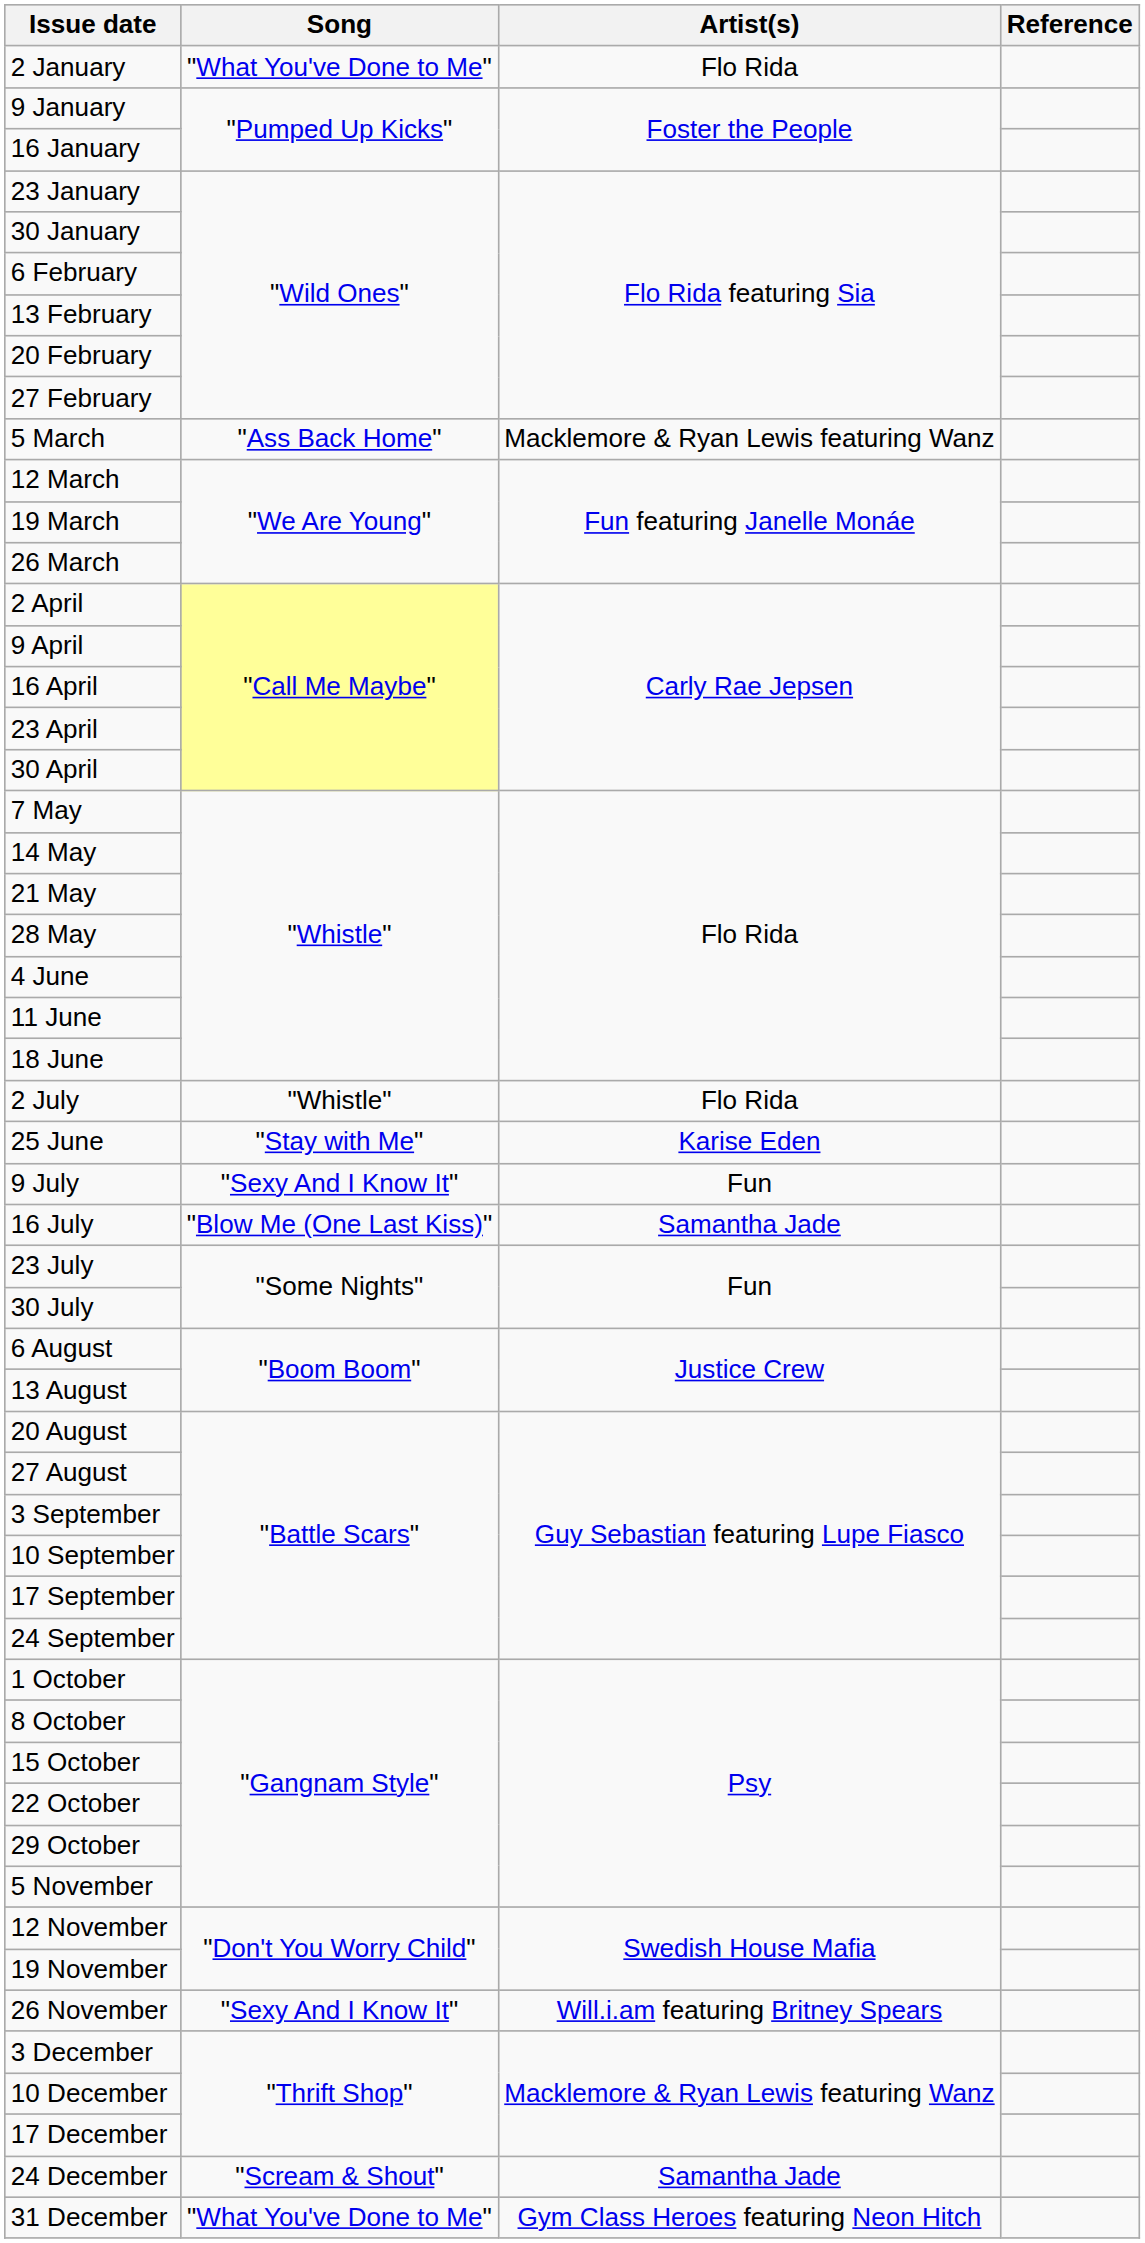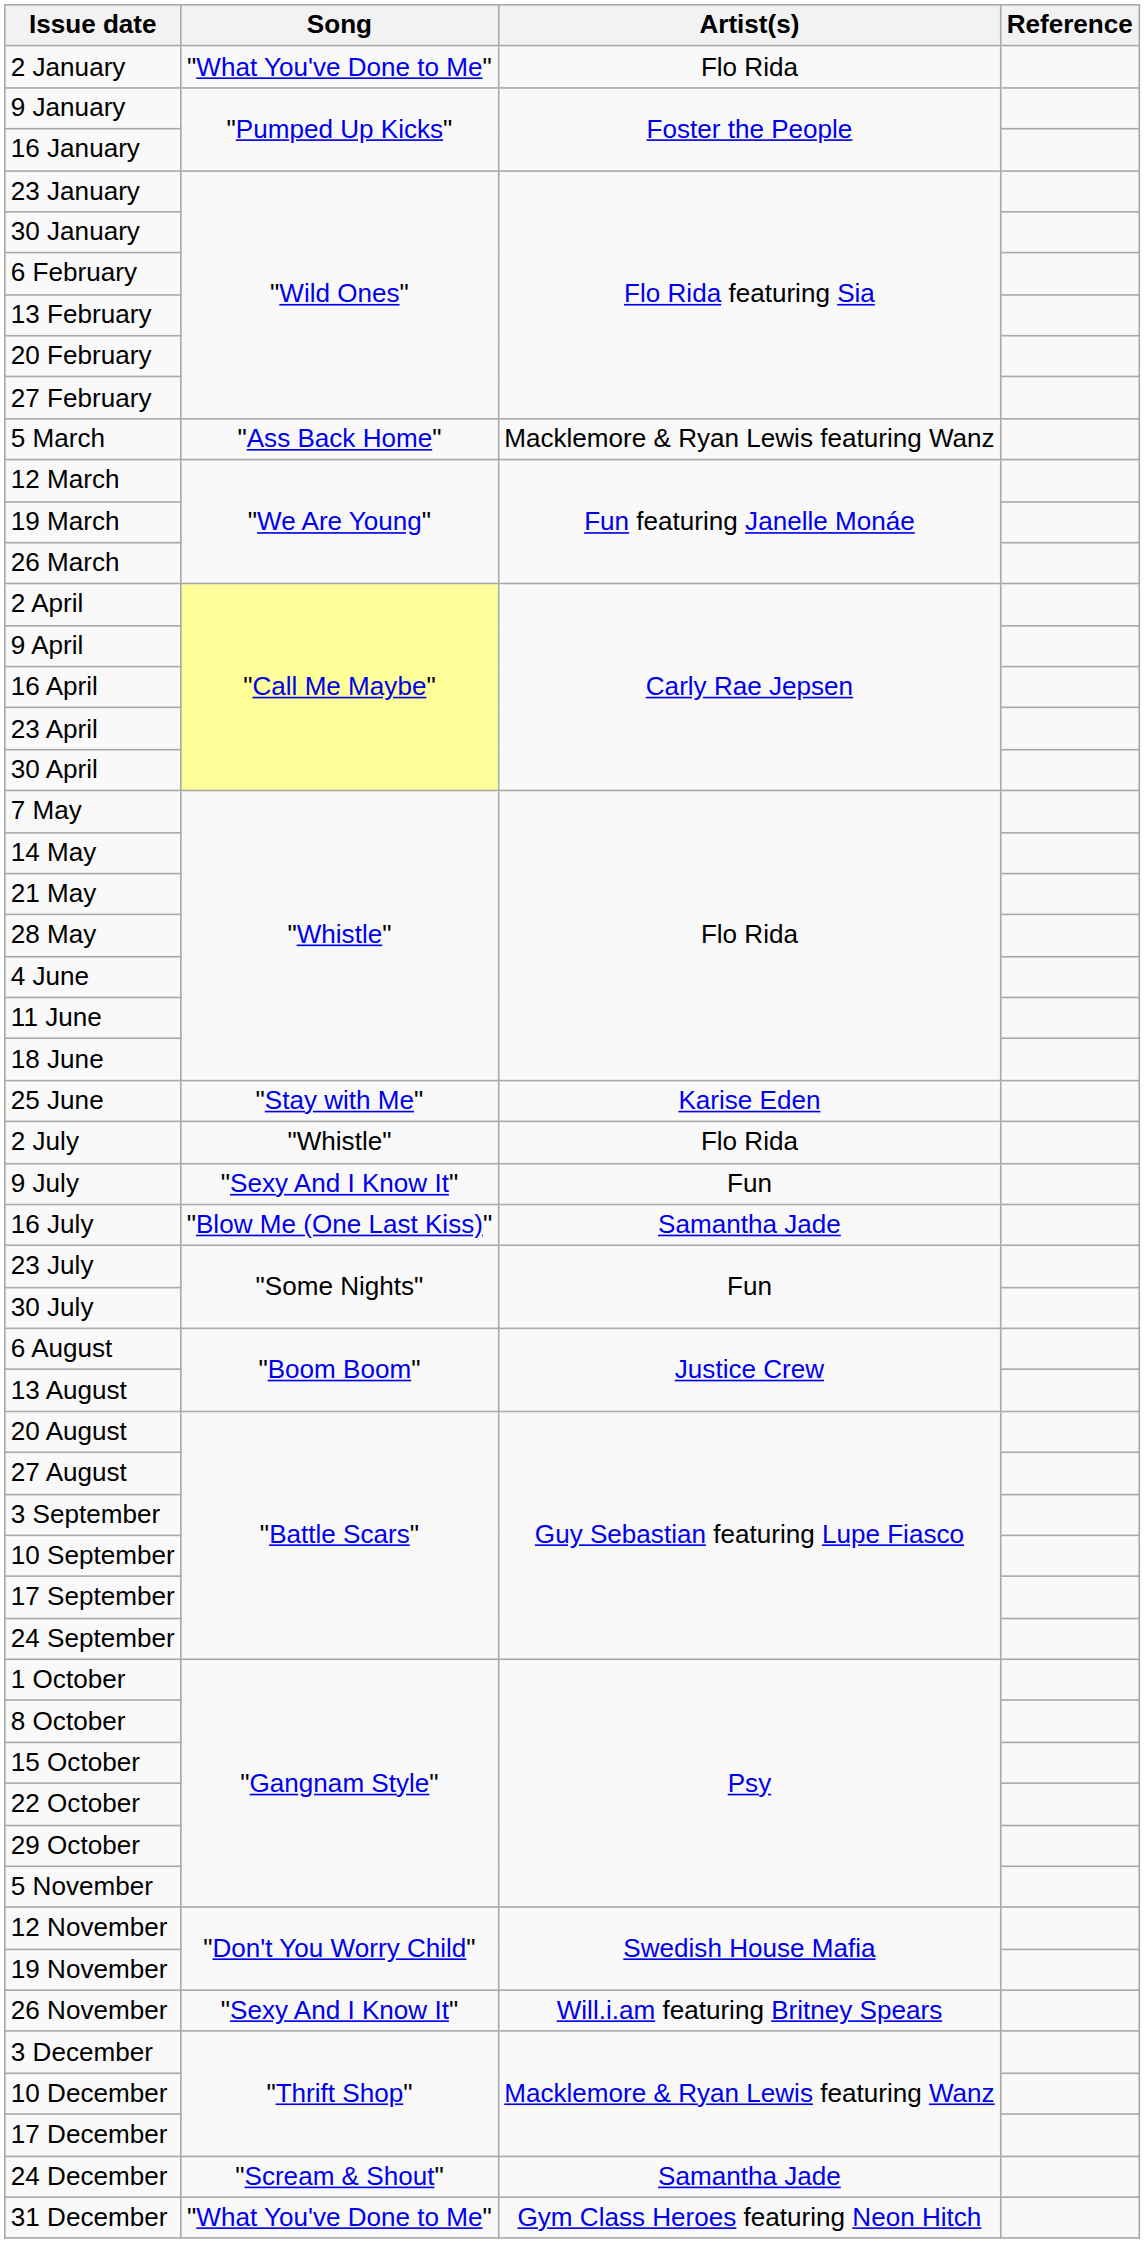rows swapped: (57, 1141) <-> (45, 1100)
